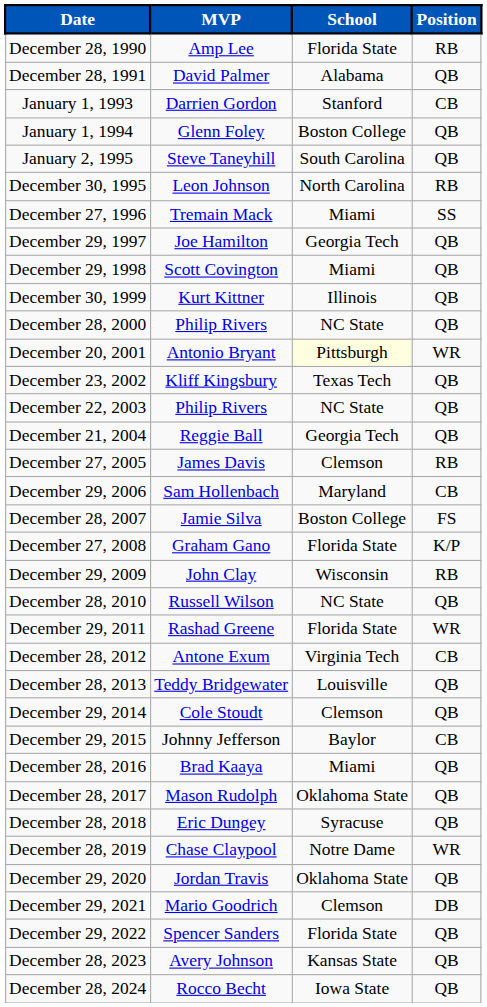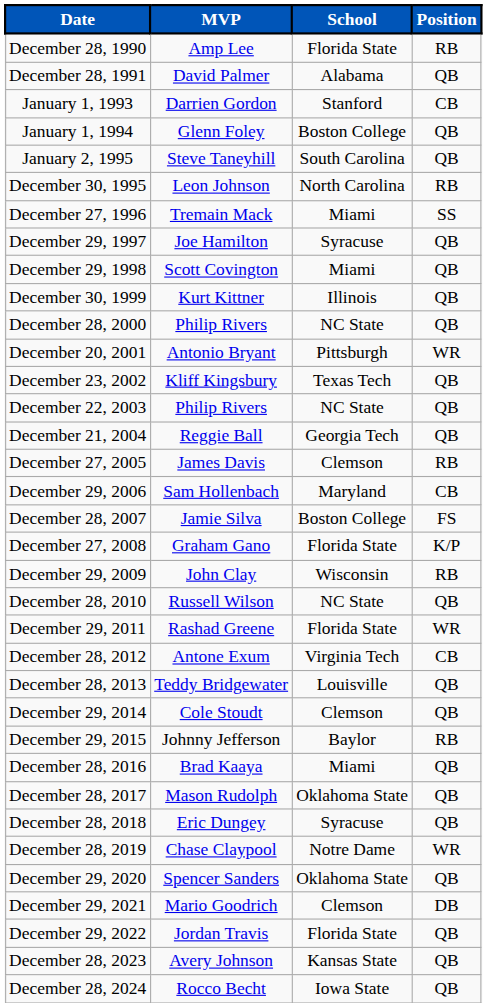(352, 241) Georgia Tech -> (352, 241) Syracuse
(352, 352) lightyellow background -> (352, 352) no background
(447, 739) CB -> (447, 739) RB
(221, 877) Jordan Travis -> (221, 877) Spencer Sanders
(221, 933) Spencer Sanders -> (221, 933) Jordan Travis
